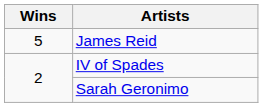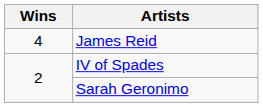(38, 41) 5 -> (38, 41) 4
